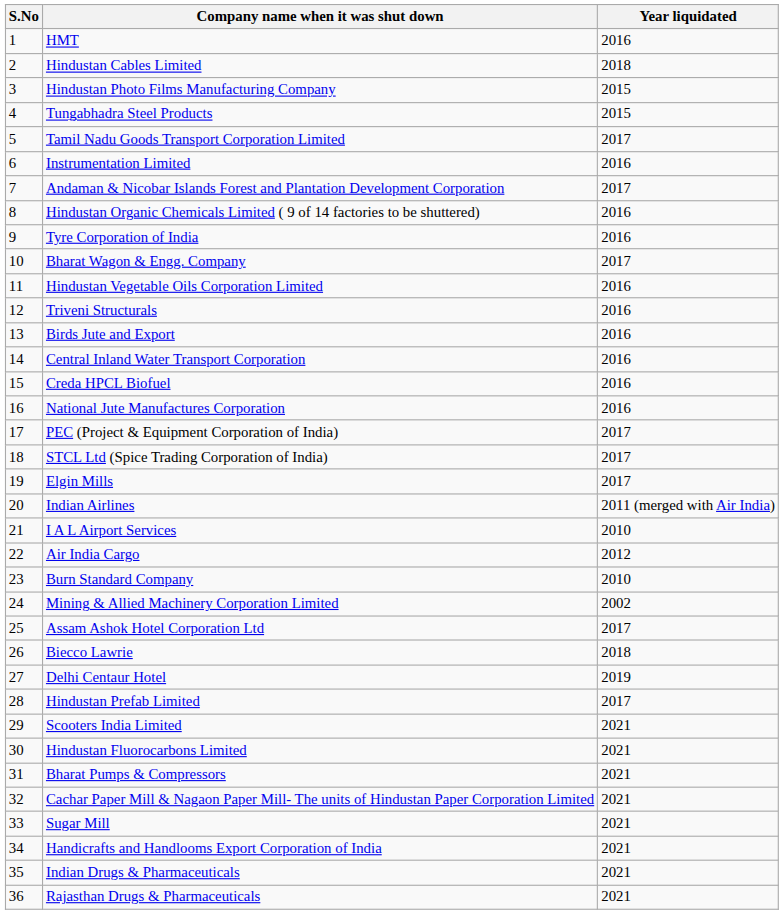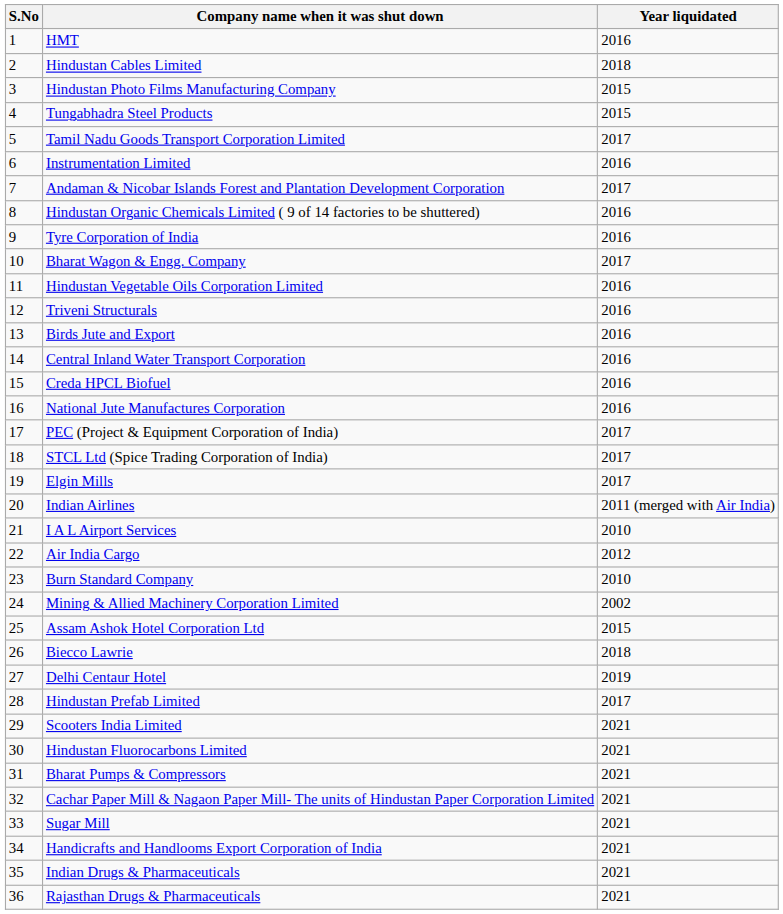(616, 627) 2017 -> (616, 627) 2015
